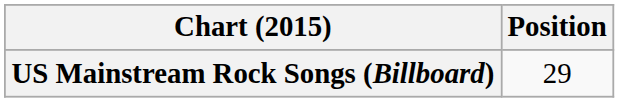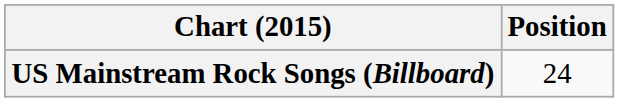(557, 73) 29 -> (557, 73) 24
